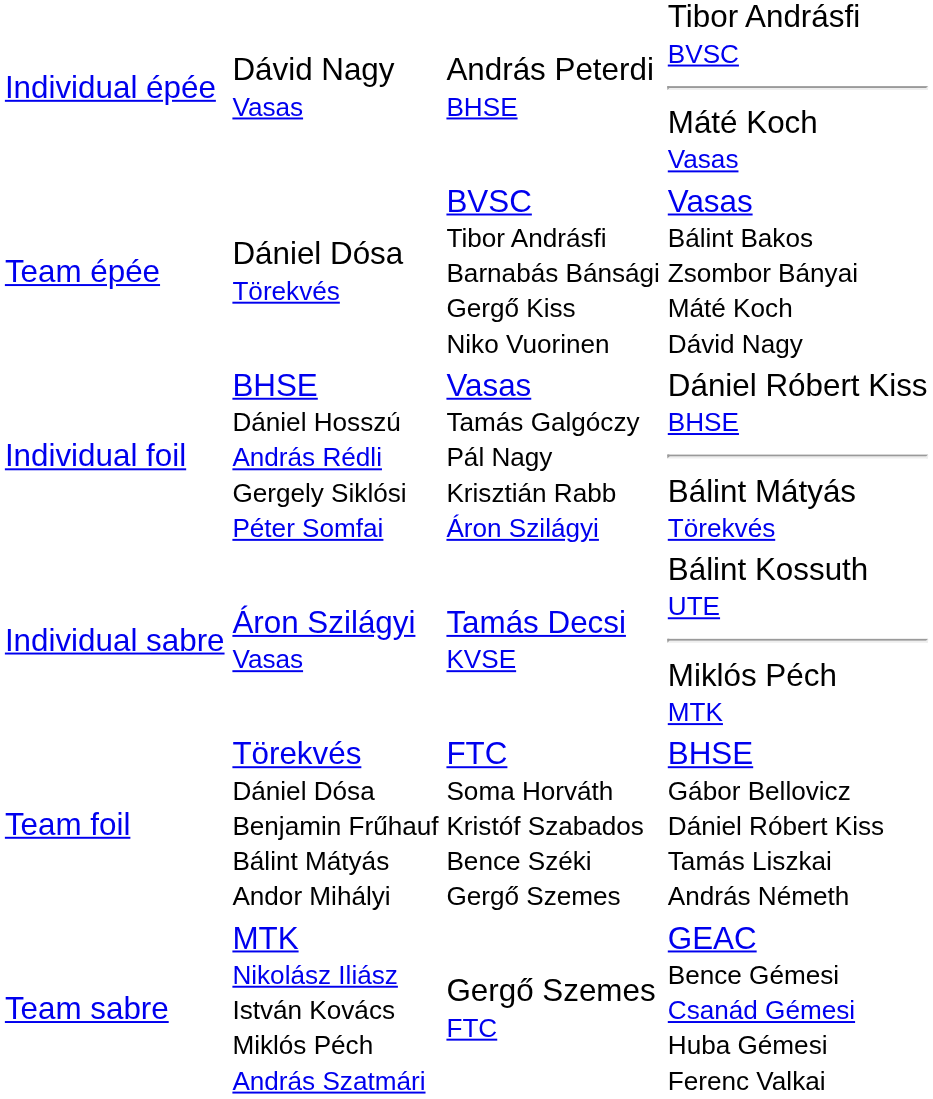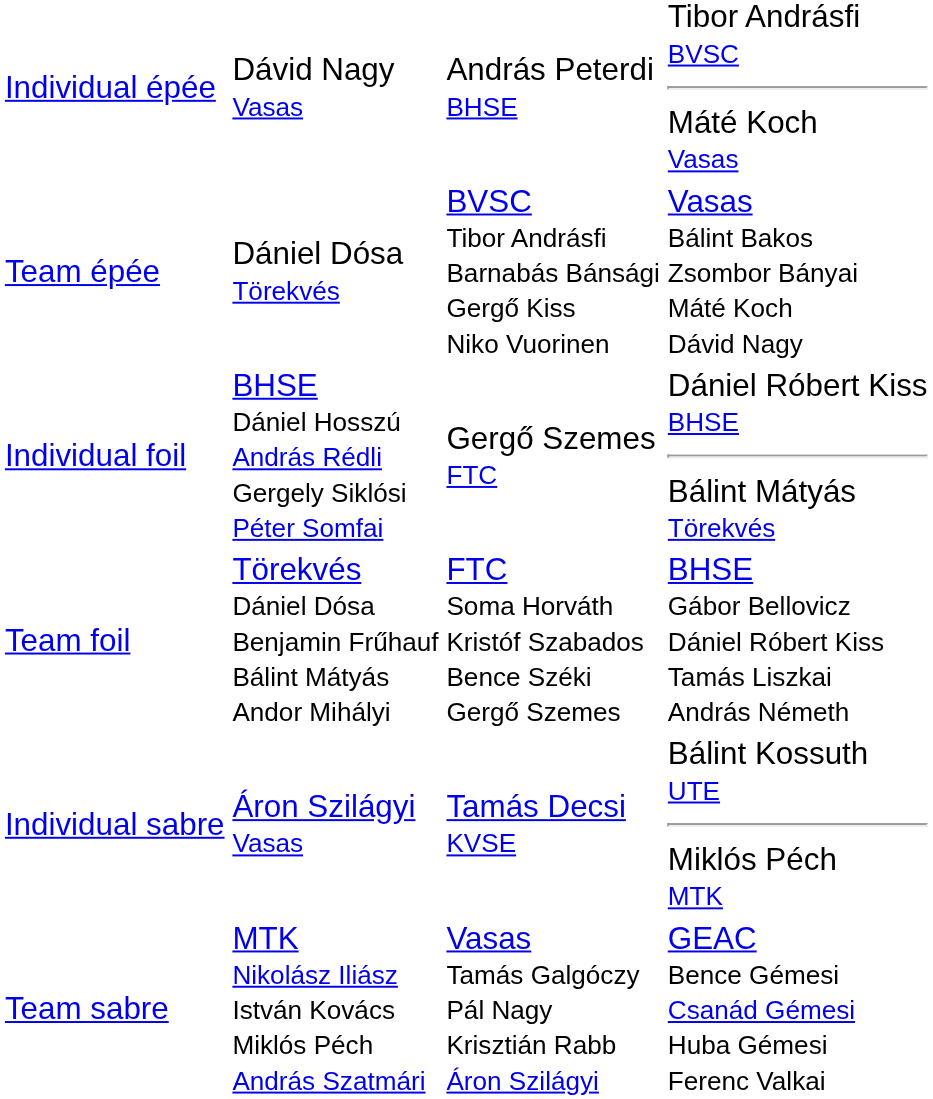(543, 456) Vasas Tamás Galgóczy Pál Nagy Krisztián Rabb Áron Szilágyi -> (551, 456) Gergő Szemes FTC
rows swapped: (68, 824) <-> (115, 640)
(551, 1008) Gergő Szemes FTC -> (543, 1008) Vasas Tamás Galgóczy Pál Nagy Krisztián Rabb Áron Szilágyi
